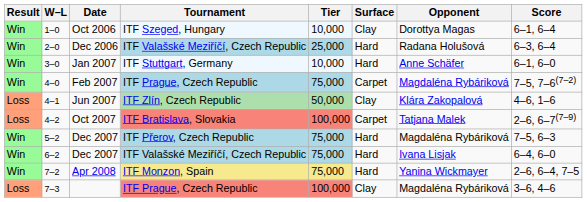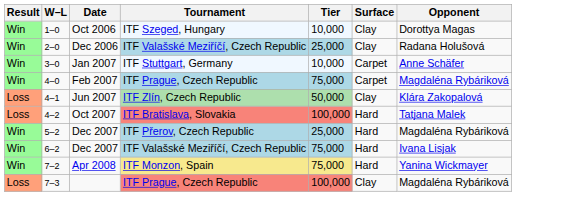- column: (547, 13)
(366, 47) Hard -> (366, 47) Clay
(366, 64) Hard -> (371, 64) Carpet
(371, 119) Carpet -> (366, 115) Hard
(328, 137) 75,000 -> (328, 132) 25,000
